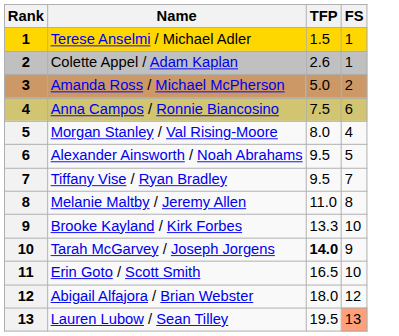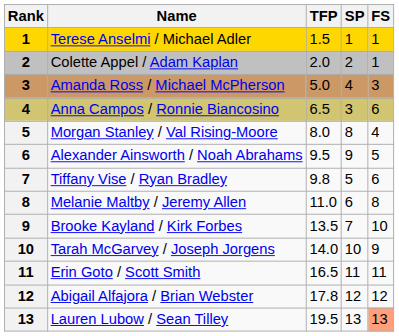+ column: (355, 16)
(320, 62) 2.6 -> (320, 62) 2.0
(349, 86) 2 -> (375, 86) 3
(320, 109) 7.5 -> (320, 109) 6.5
(320, 179) 9.5 -> (320, 179) 9.8
(349, 179) 7 -> (375, 179) 6
(324, 226) 13.3 -> (324, 226) 13.5
(324, 249) bold -> (324, 249) normal
(353, 272) 10 -> (379, 272) 11
(324, 296) 18.0 -> (324, 296) 17.8
